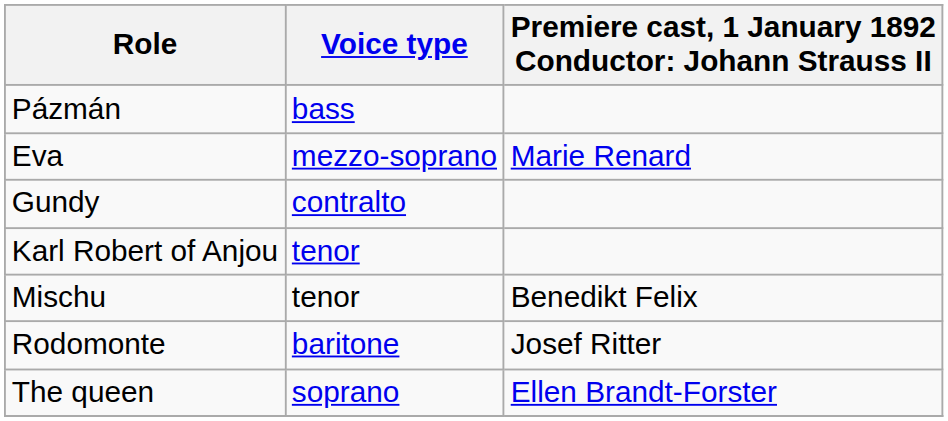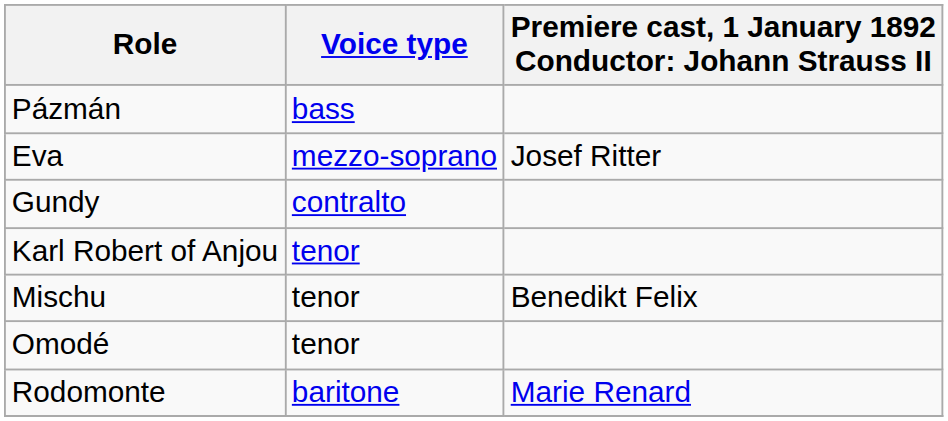(601, 155) Marie Renard -> (586, 155) Josef Ritter
+ row: (61, 344)
(586, 344) Josef Ritter -> (601, 391) Marie Renard
- row: (83, 391)
